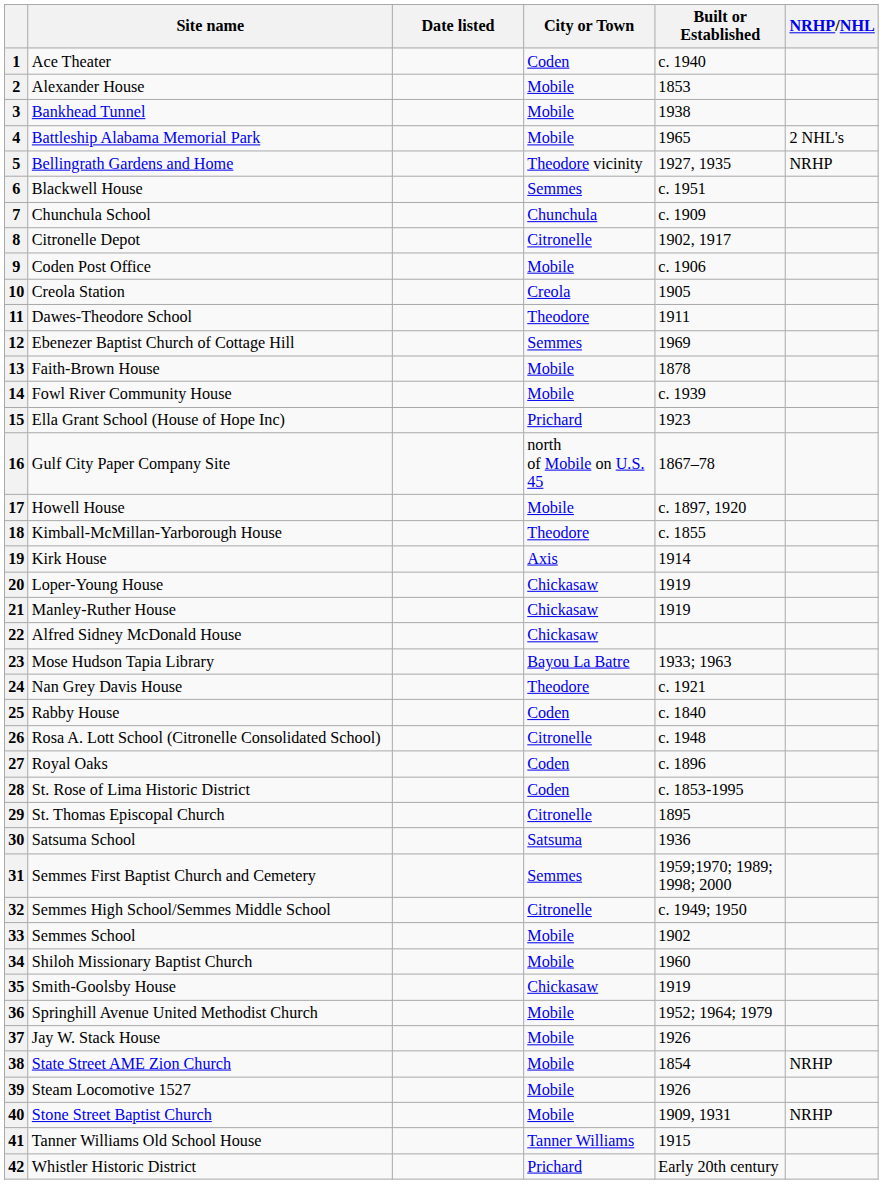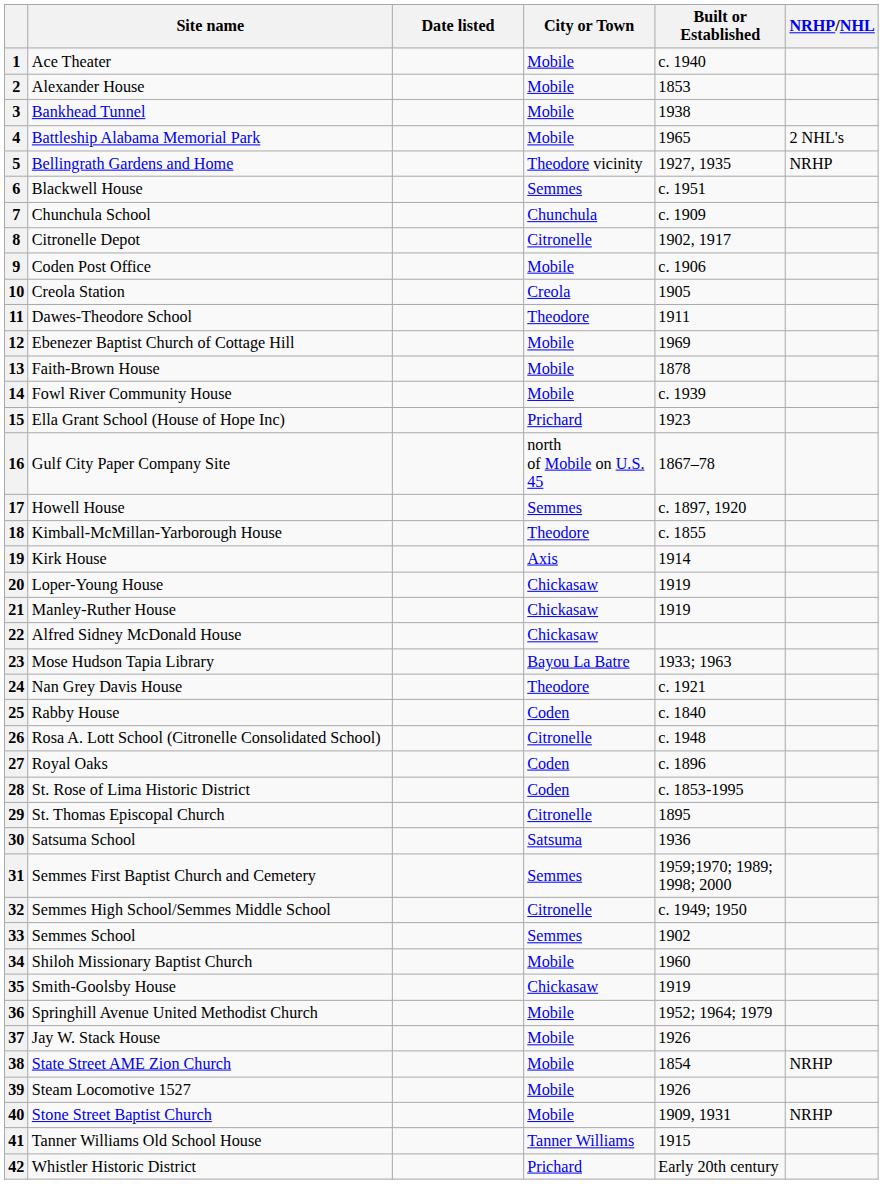(548, 61) Coden -> (551, 61) Mobile
(555, 343) Semmes -> (551, 343) Mobile
(551, 507) Mobile -> (555, 507) Semmes
(551, 935) Mobile -> (555, 935) Semmes
